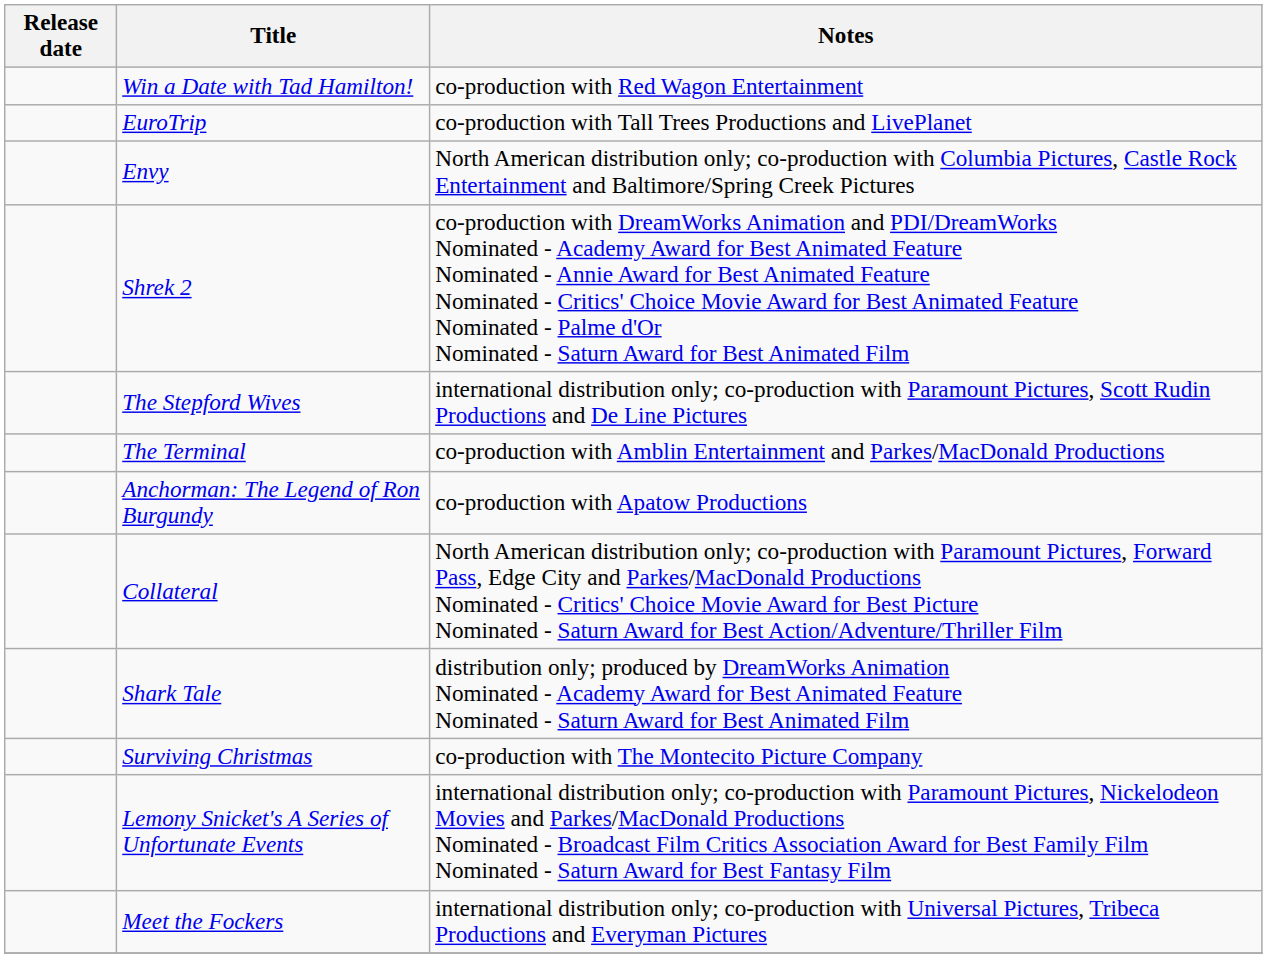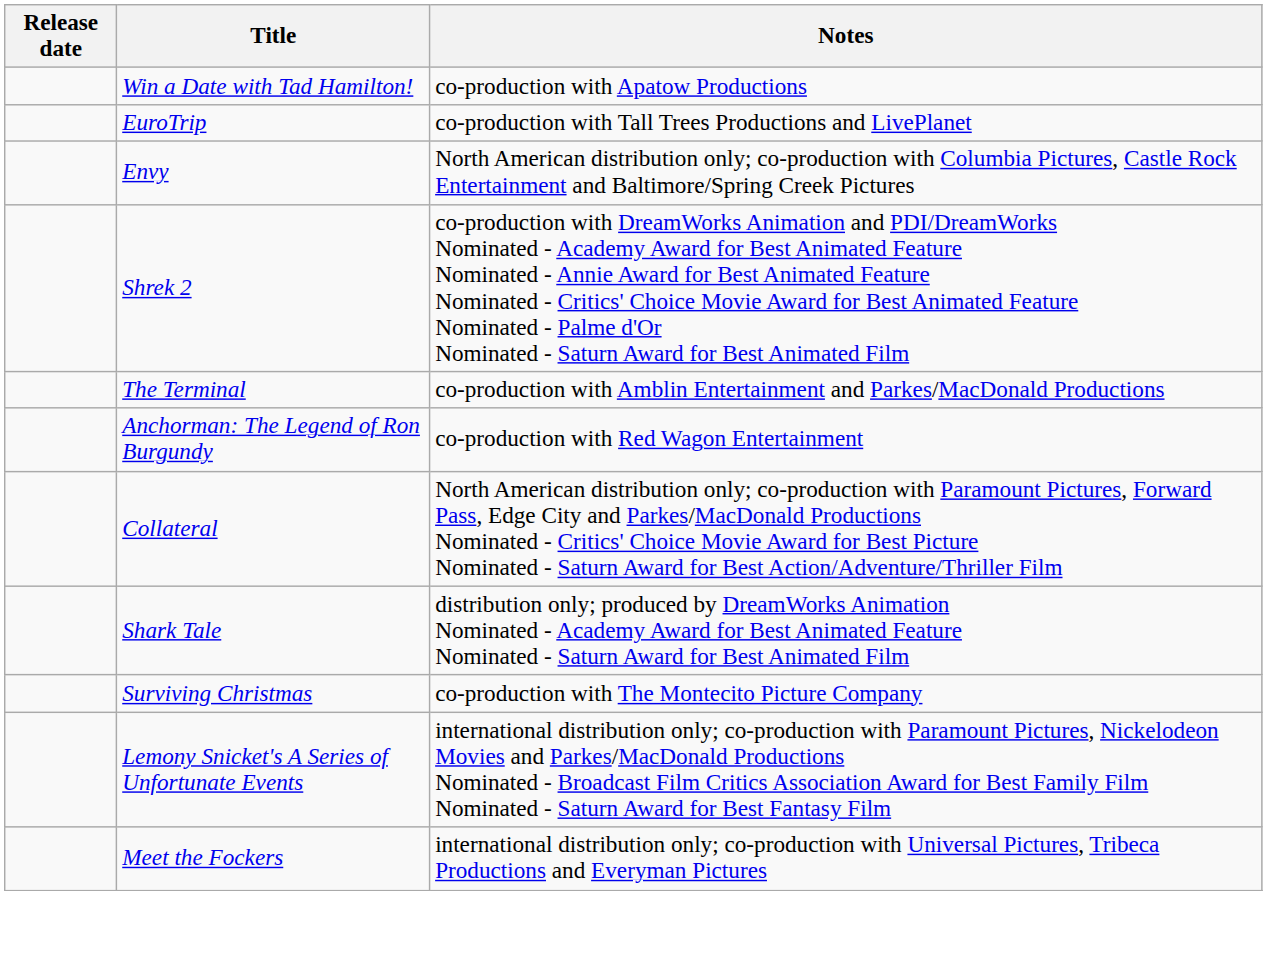(649, 85) co-production with Red Wagon Entertainment -> (621, 85) co-production with Apatow Productions
- row: (211, 402)
(621, 502) co-production with Apatow Productions -> (649, 439) co-production with Red Wagon Entertainment
